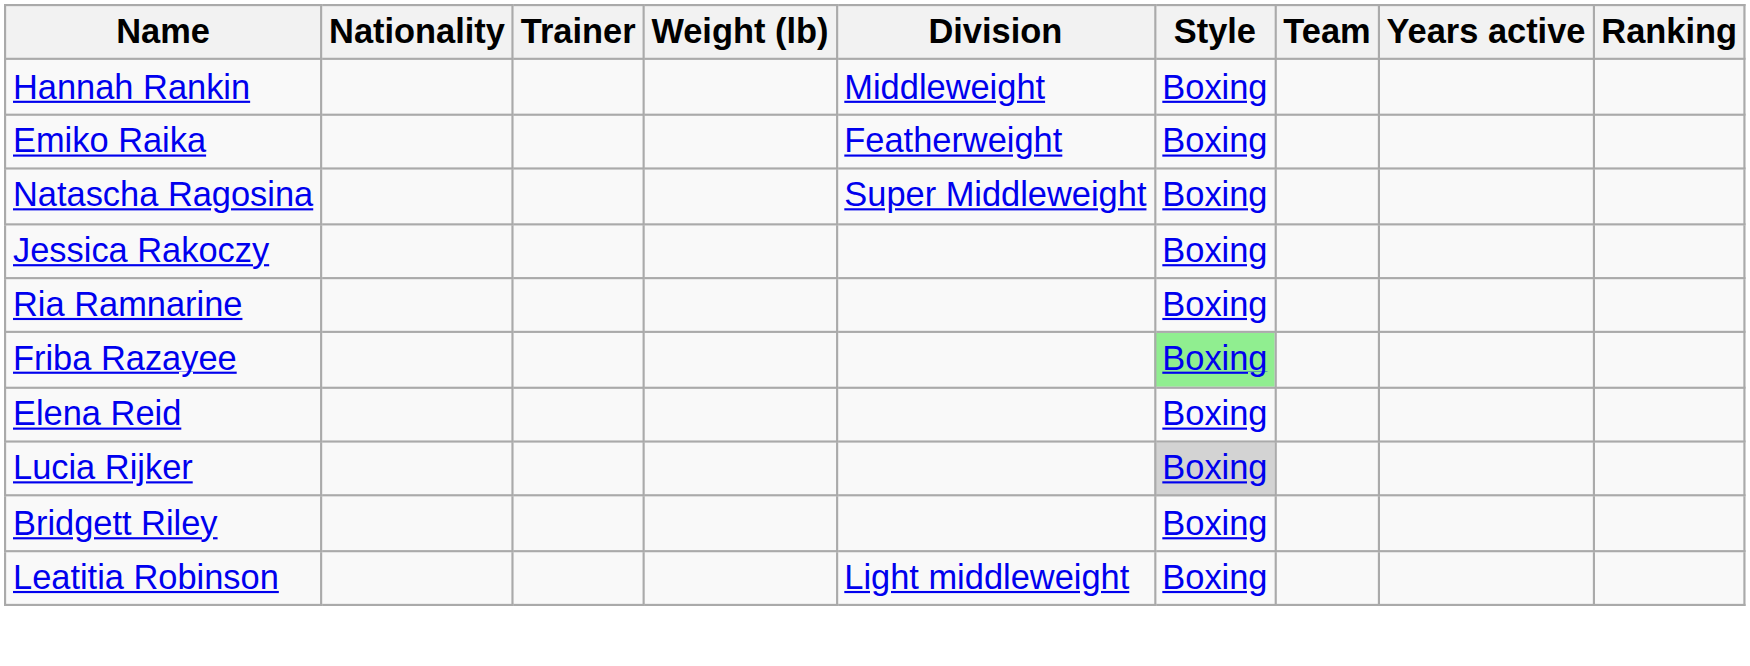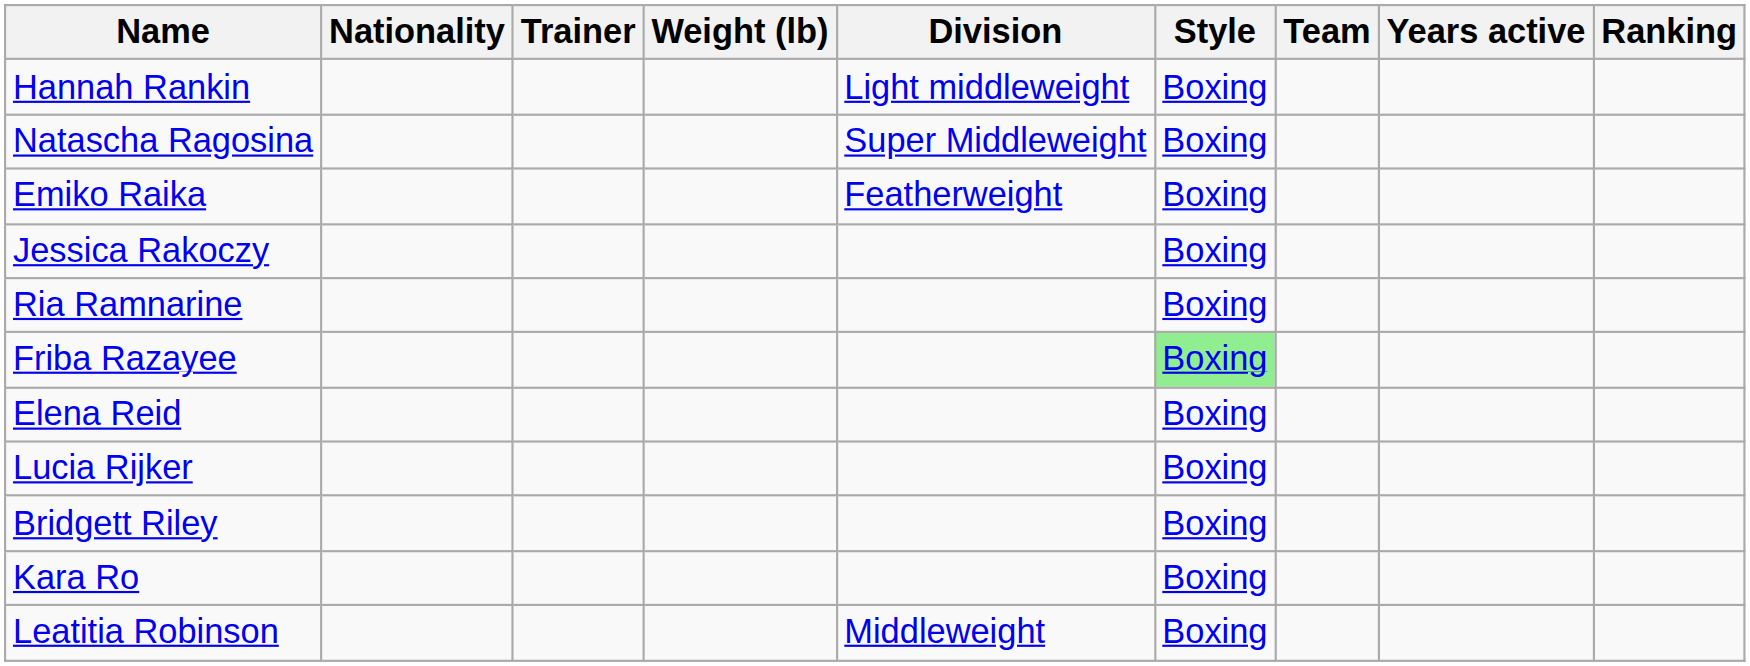(945, 86) Middleweight -> (987, 86) Light middleweight
rows swapped: (163, 195) <-> (110, 140)
(1215, 468) lightgrey background -> (1215, 468) no background
+ row: (76, 577)
(987, 577) Light middleweight -> (945, 631) Middleweight
